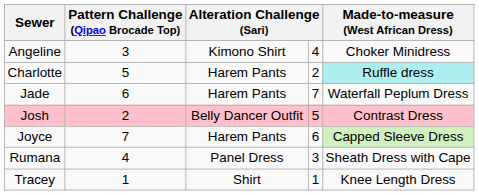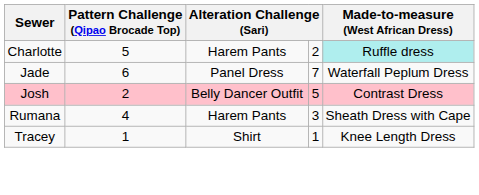- row: (35, 51)
(247, 94) Harem Pants -> (247, 72) Panel Dress
- row: (35, 136)
(247, 158) Panel Dress -> (247, 115) Harem Pants
